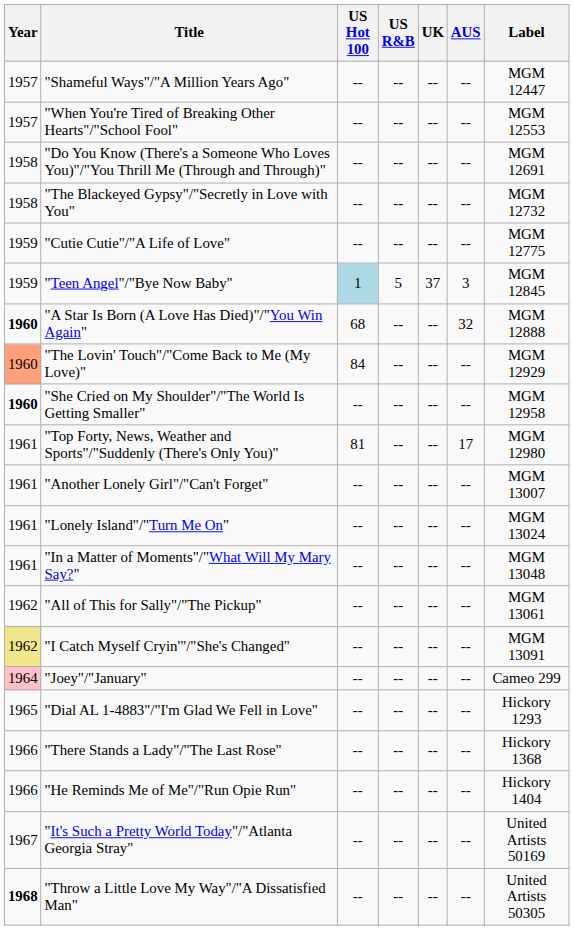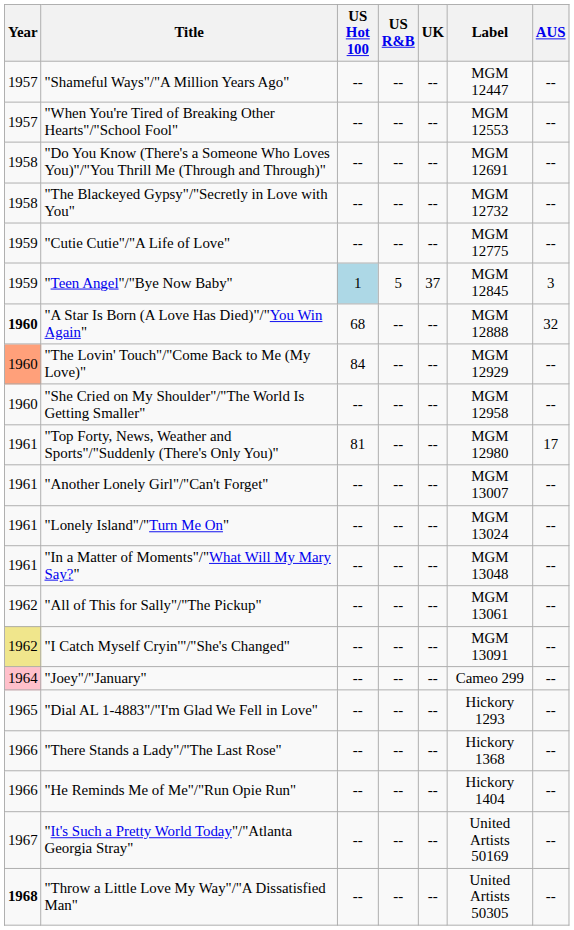columns swapped: (466, 33) <-> (527, 33)
(23, 404) bold -> (23, 404) normal
